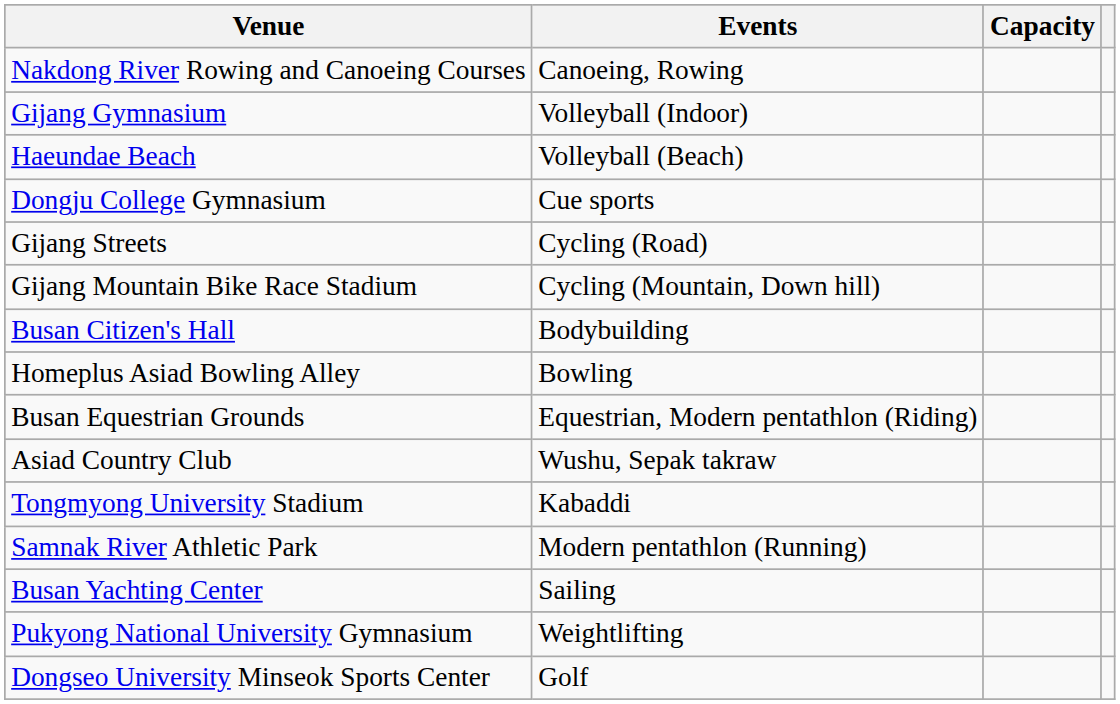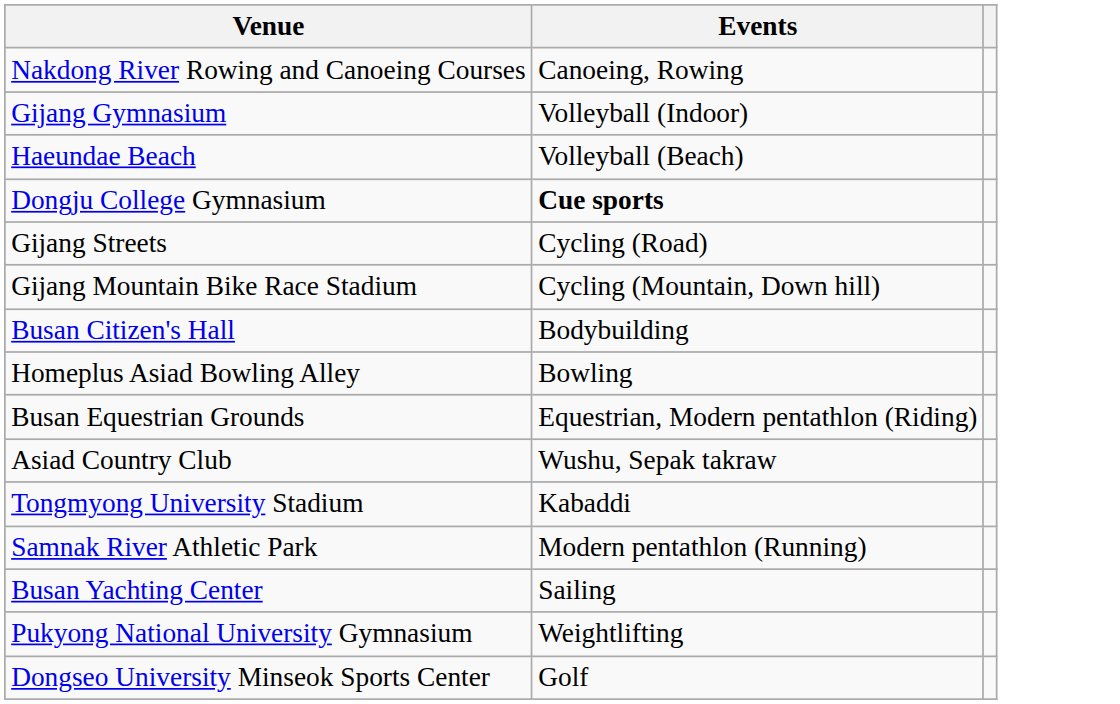- column: (1042, 26)
(596, 199) normal -> (601, 199) bold
